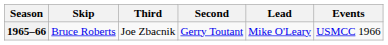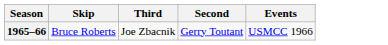- column: (280, 13)
